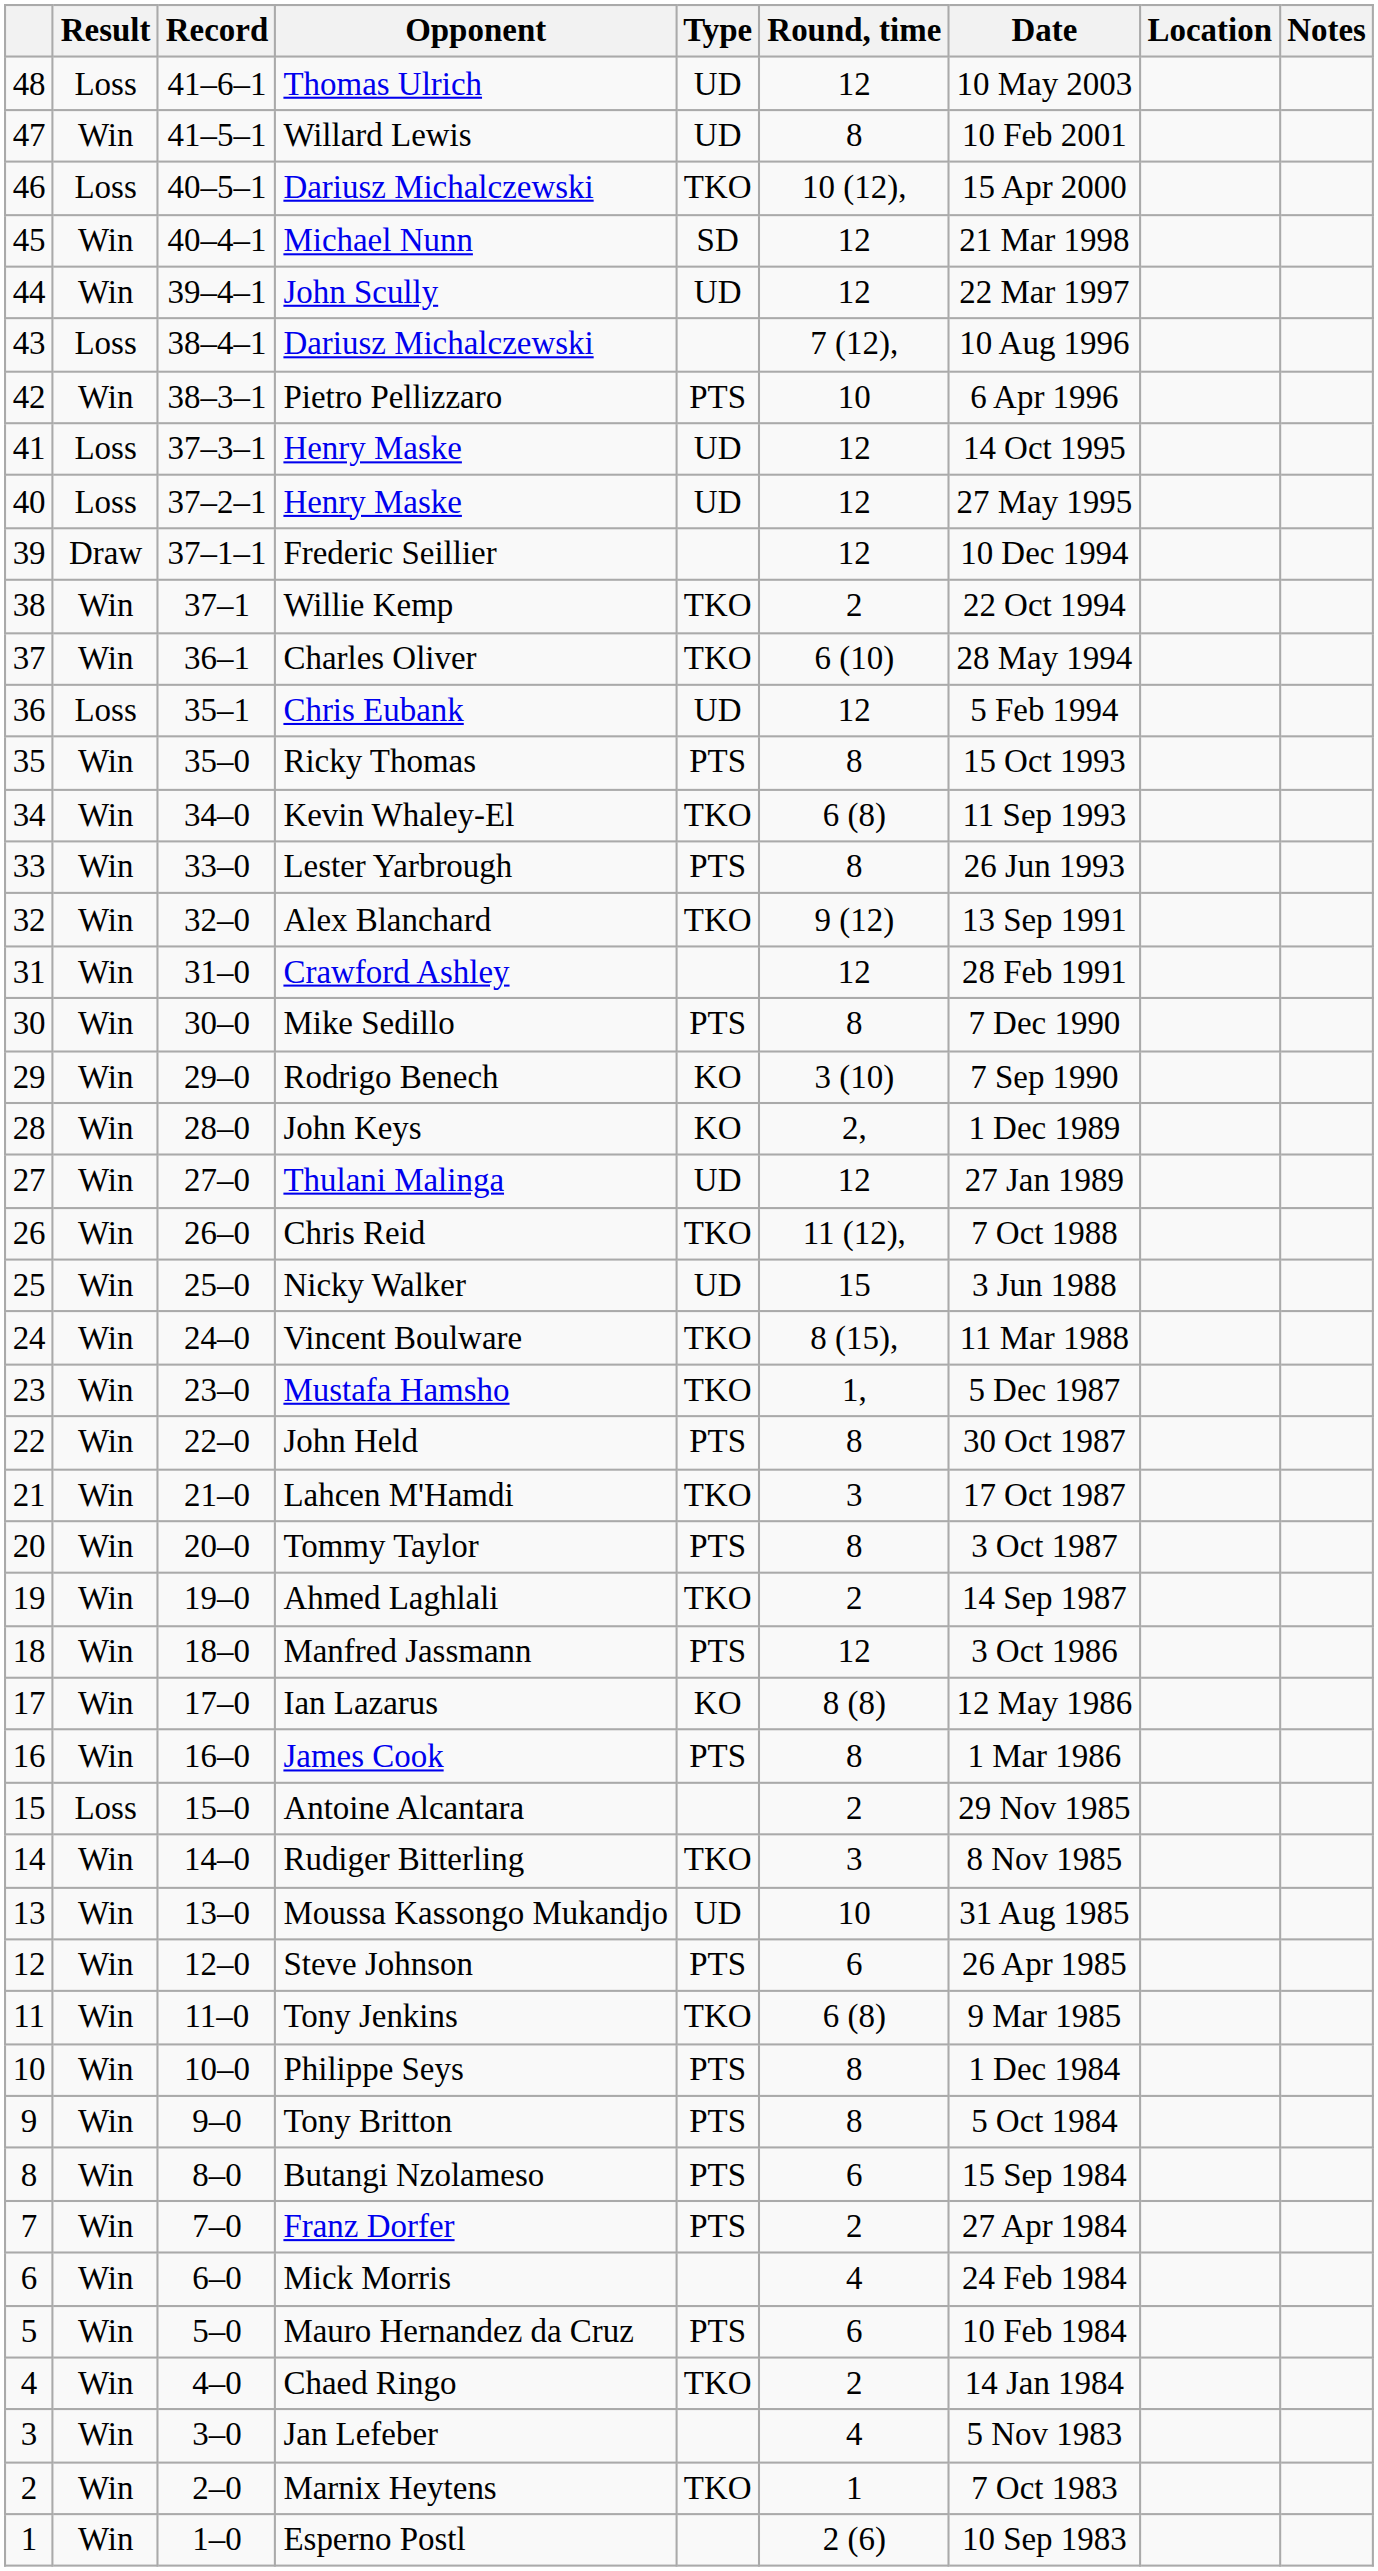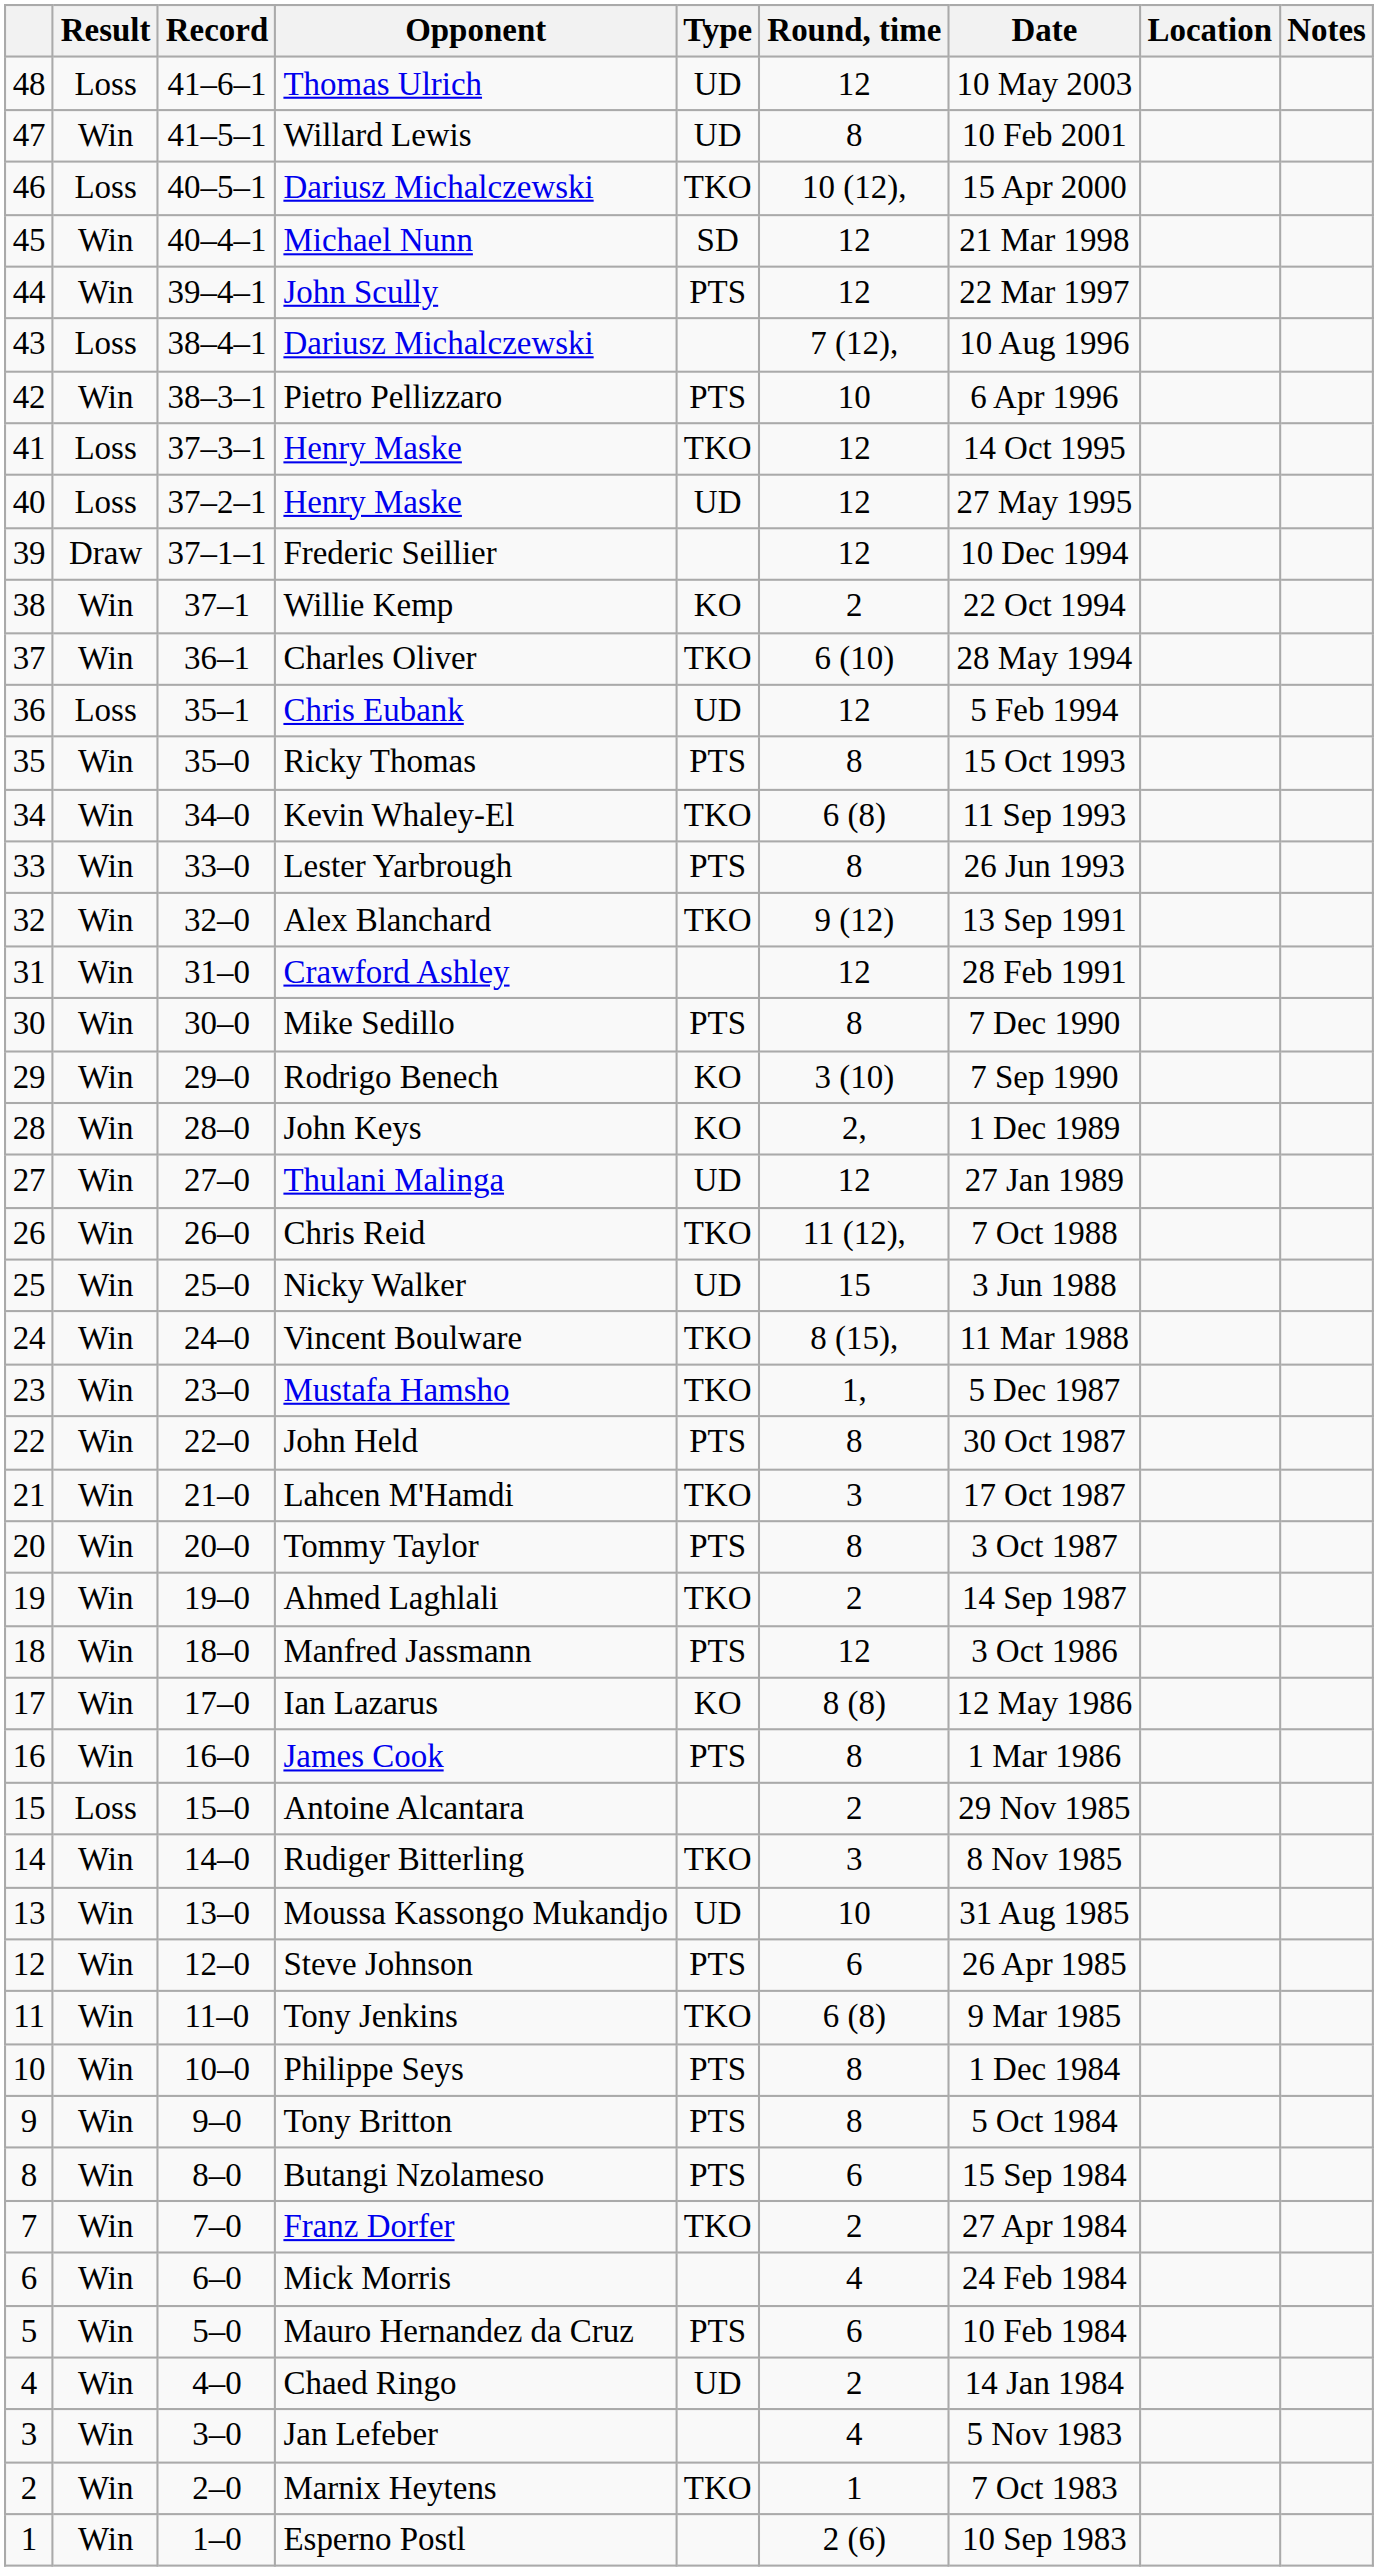(718, 291) UD -> (718, 291) PTS
(718, 448) UD -> (718, 448) TKO
(718, 605) TKO -> (718, 605) KO
(718, 2226) PTS -> (718, 2226) TKO
(718, 2382) TKO -> (718, 2382) UD
